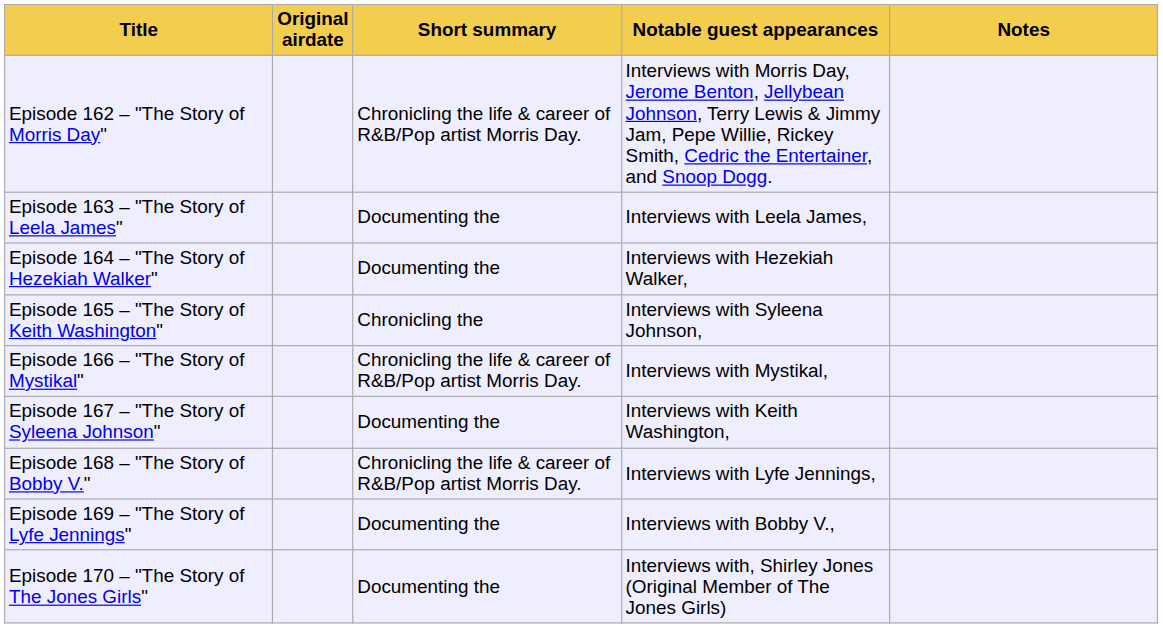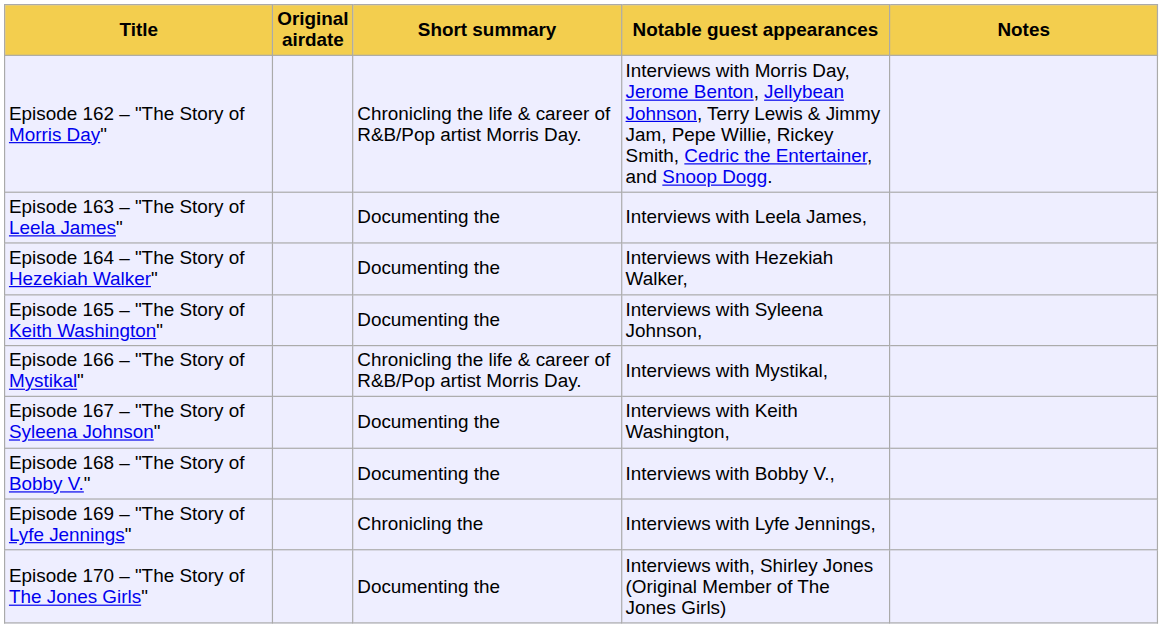(420, 319) Chronicling the -> (429, 319) Documenting the
(484, 473) Chronicling the life & career of R&B/Pop artist Morris Day. -> (429, 473) Documenting the
(751, 473) Interviews with Lyfe Jennings, -> (730, 473) Interviews with Bobby V.,
(429, 524) Documenting the -> (420, 524) Chronicling the
(730, 524) Interviews with Bobby V., -> (751, 524) Interviews with Lyfe Jennings,
